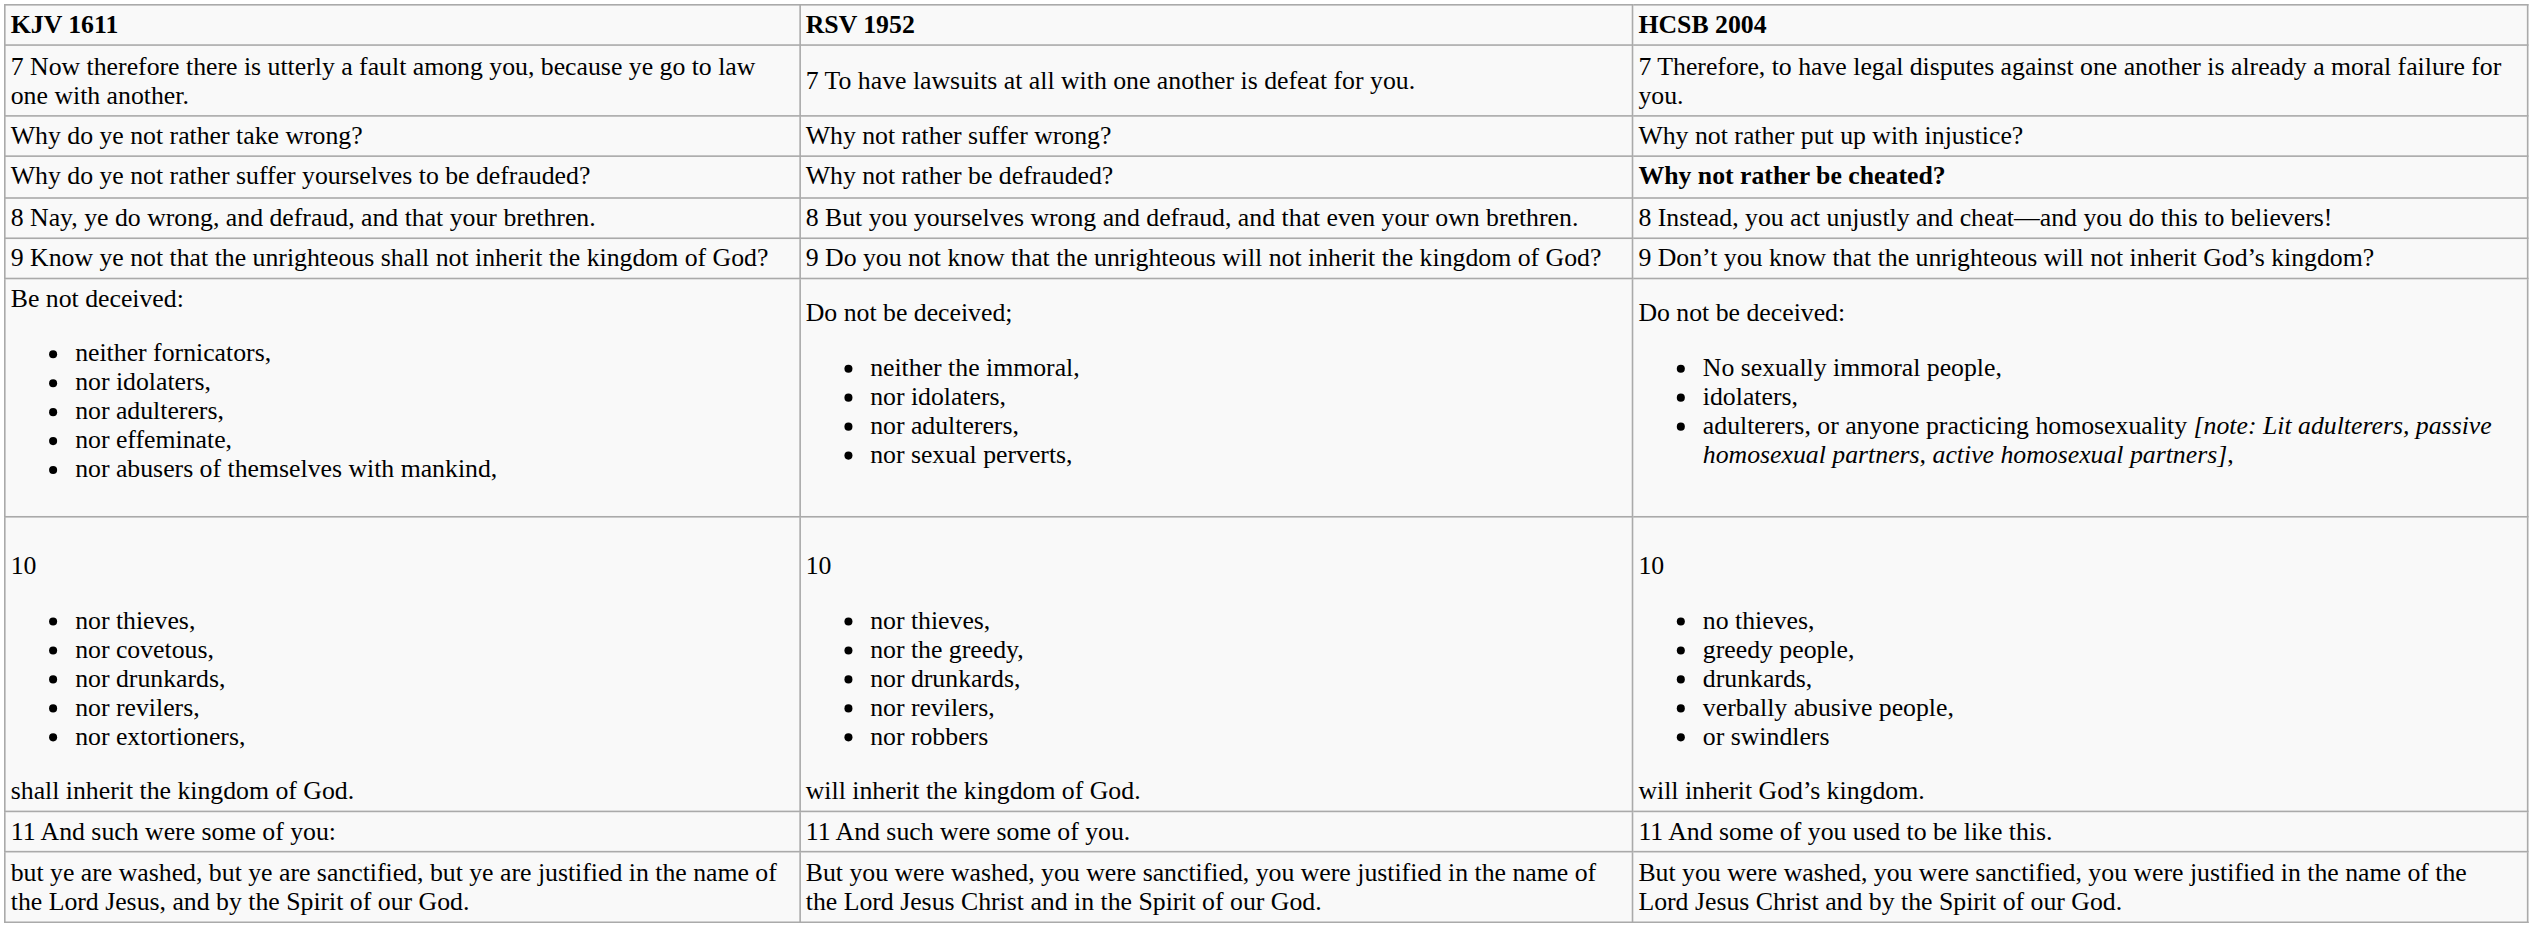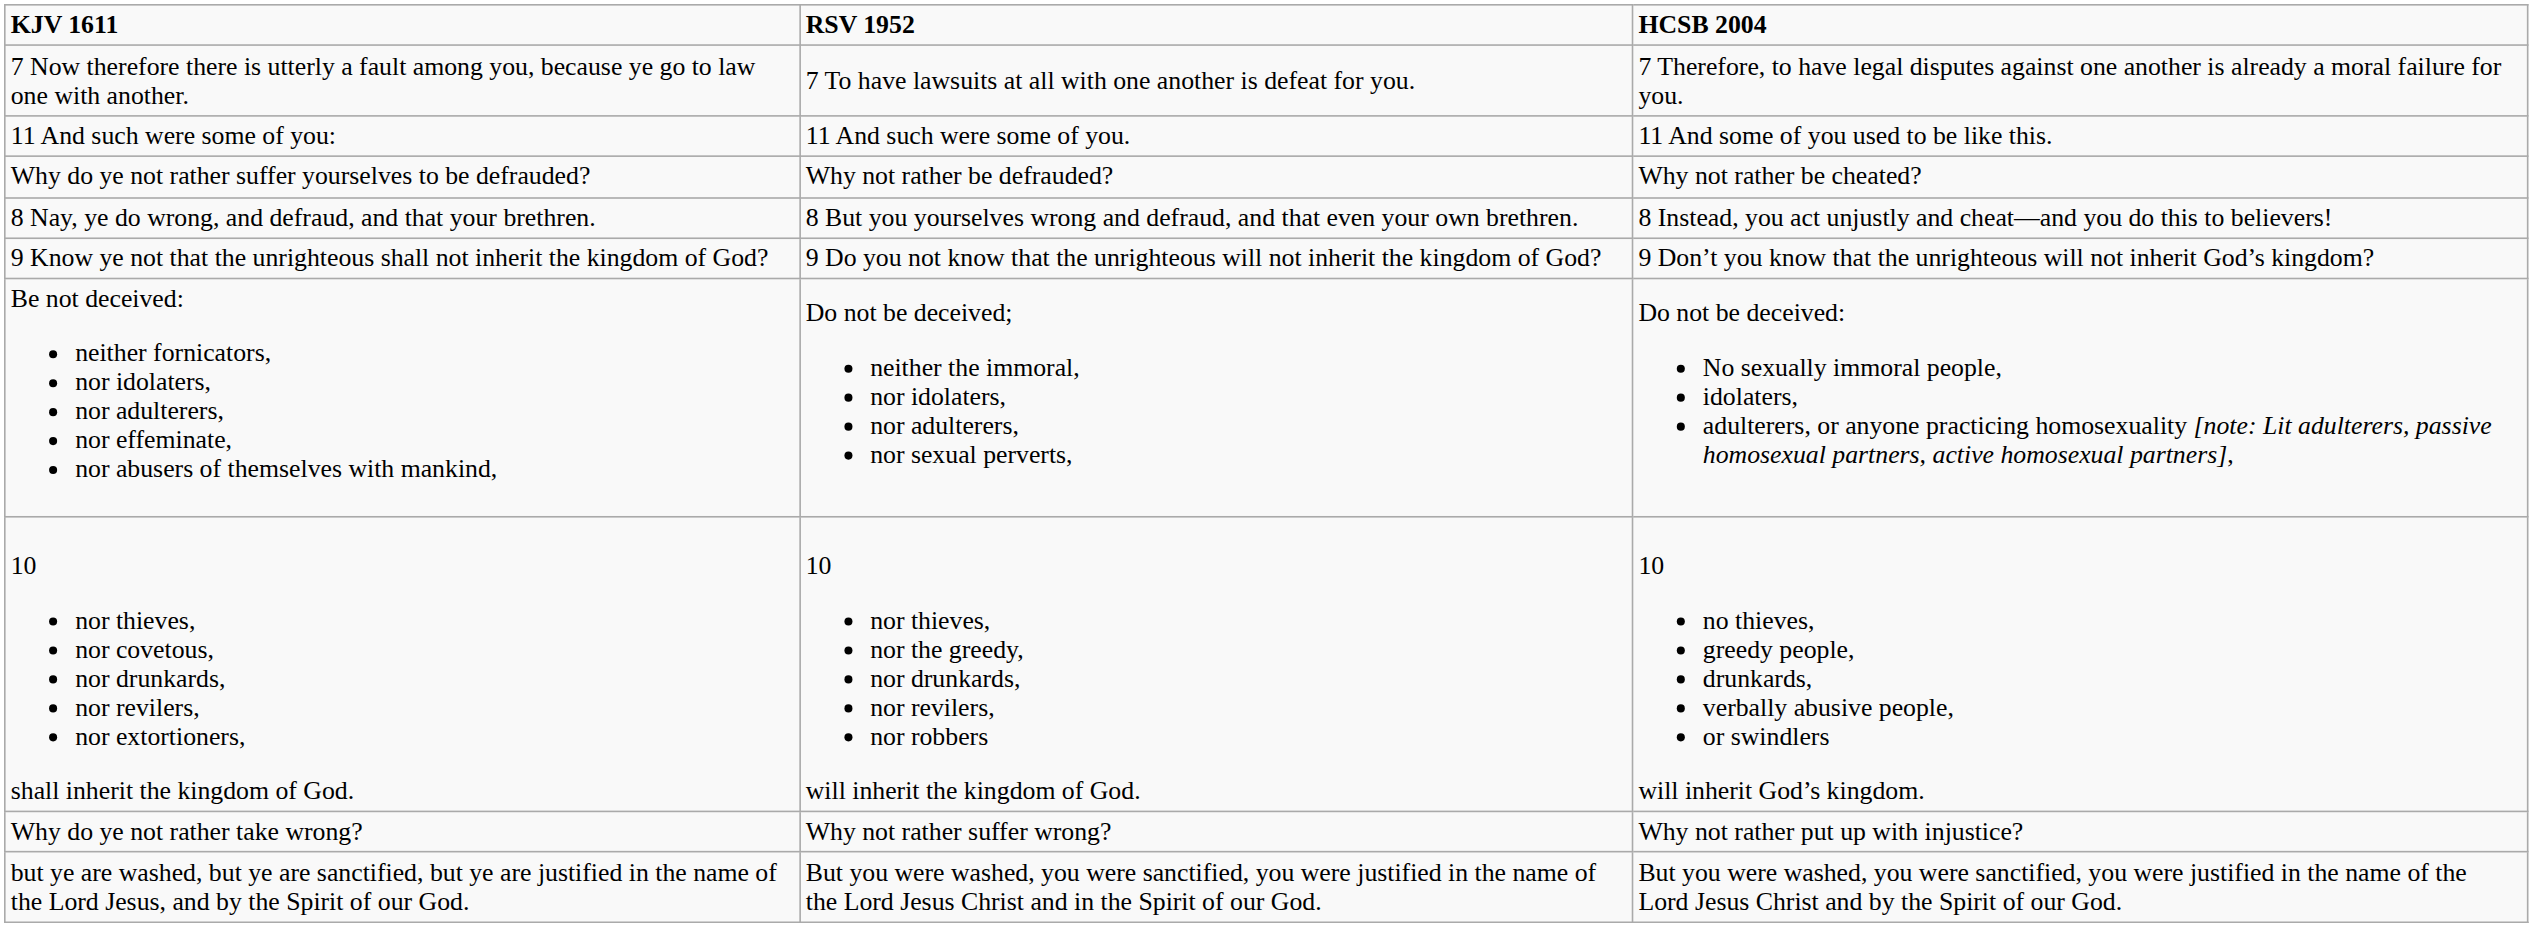rows swapped: (187, 135) <-> (173, 831)
(1792, 176) bold -> (1780, 176) normal
